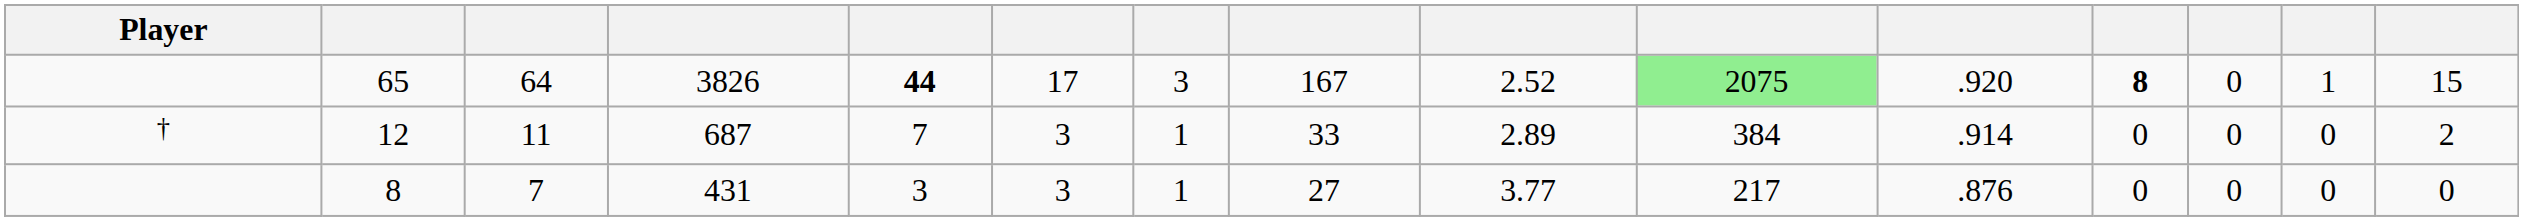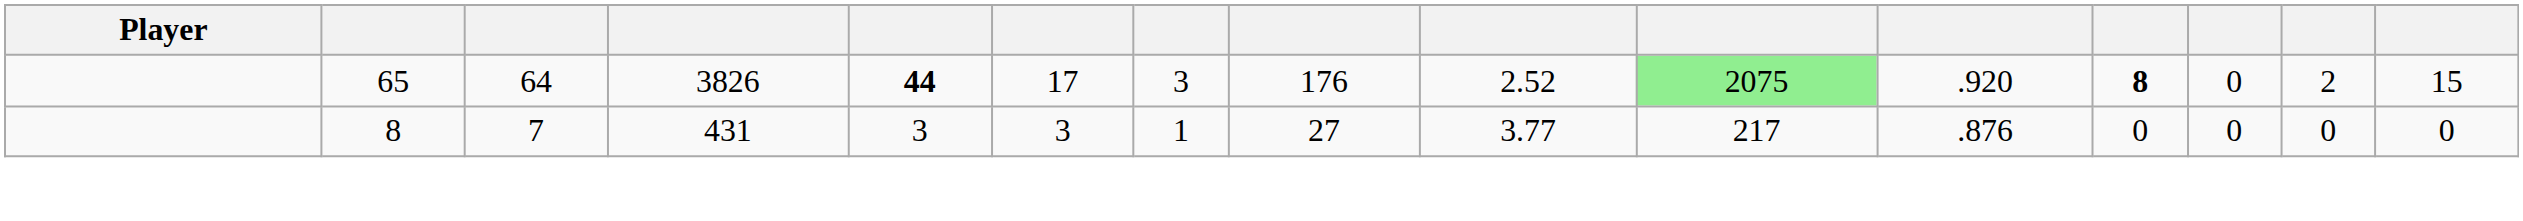(1324, 80) 167 -> (1324, 80) 176
(2328, 80) 1 -> (2328, 80) 2
- row: (393, 135)
